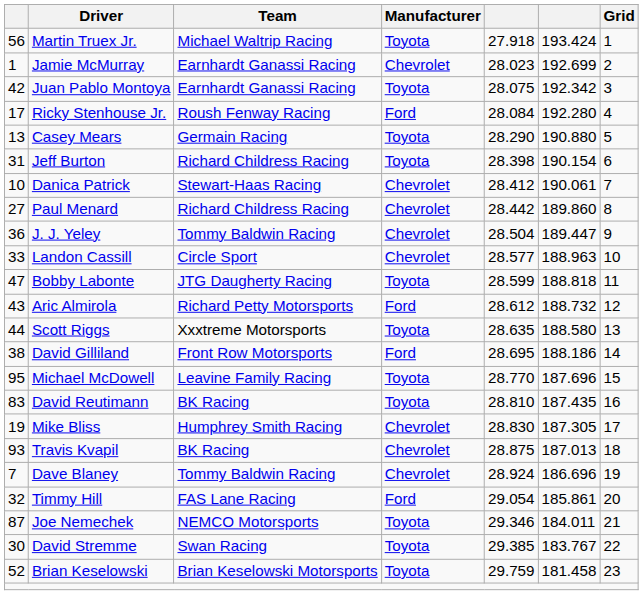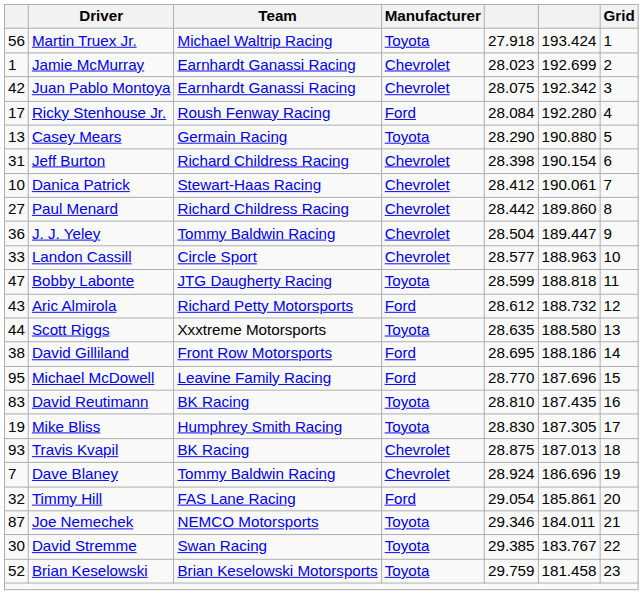(407, 88) Toyota -> (417, 88) Chevrolet
(407, 161) Toyota -> (417, 161) Chevrolet
(407, 378) Toyota -> (400, 378) Ford
(417, 426) Chevrolet -> (407, 426) Toyota
